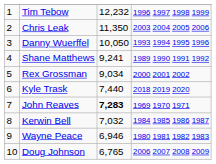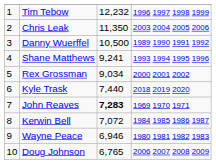(114, 43) 10,050 -> (114, 43) 10,500
(171, 43) 1993 1994 1995 1996 -> (171, 43) 1989 1990 1991 1992
(171, 58) 1989 1990 1991 1992 -> (171, 58) 1993 1994 1995 1996
(111, 120) 7,032 -> (111, 120) 7,072
